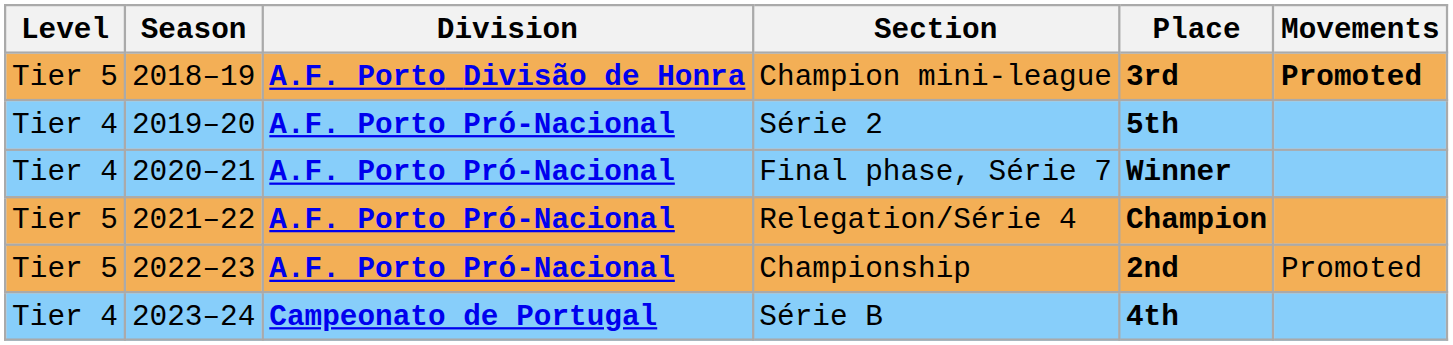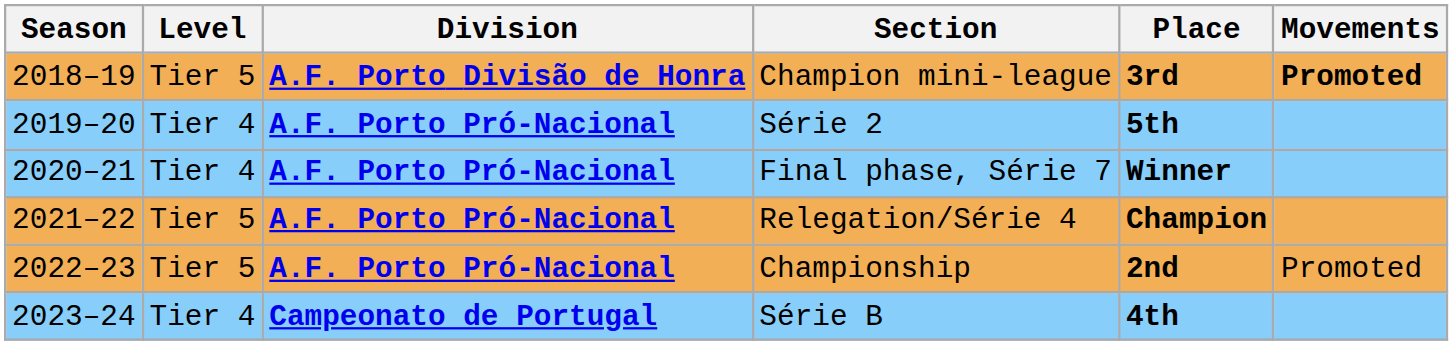columns swapped: (194, 29) <-> (65, 29)
